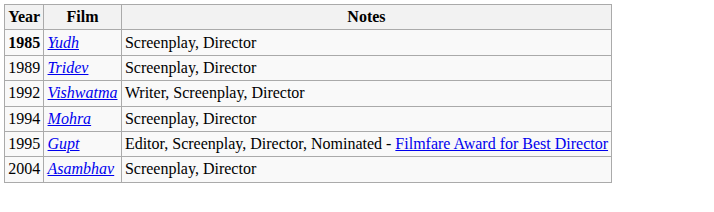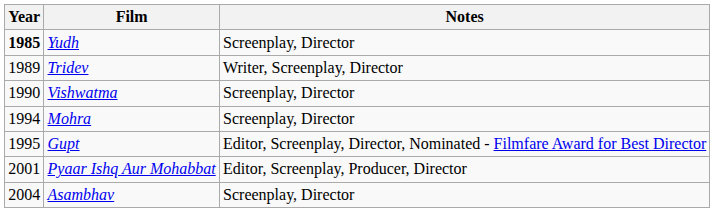(191, 67) Screenplay, Director -> (313, 67) Writer, Screenplay, Director
(24, 93) 1992 -> (24, 93) 1990
(215, 93) Writer, Screenplay, Director -> (289, 93) Screenplay, Director
+ row: (132, 169)
